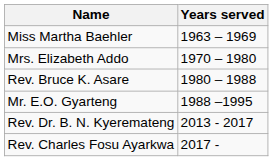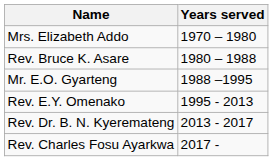- row: (70, 36)
+ row: (66, 101)
